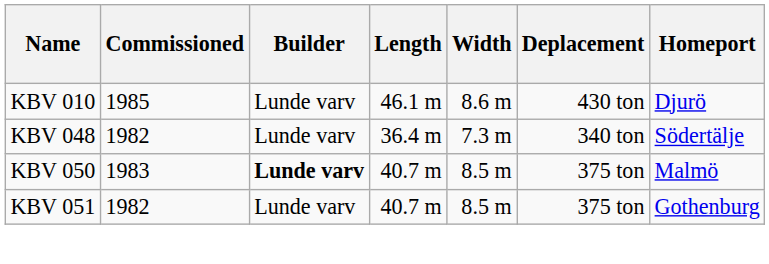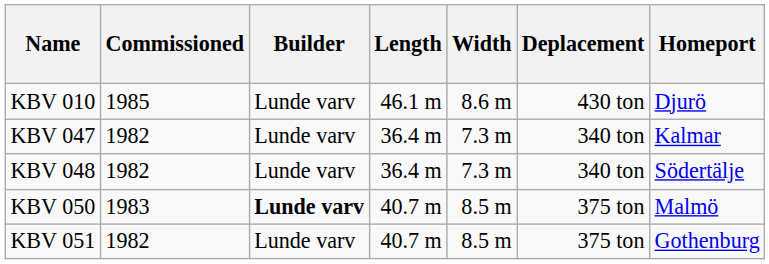+ row: (53, 136)
